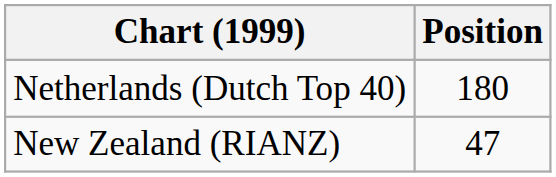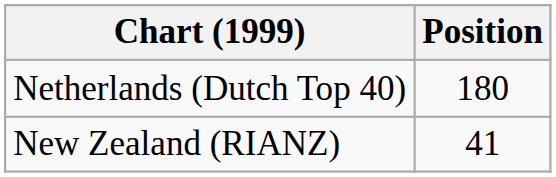(483, 143) 47 -> (483, 143) 41
